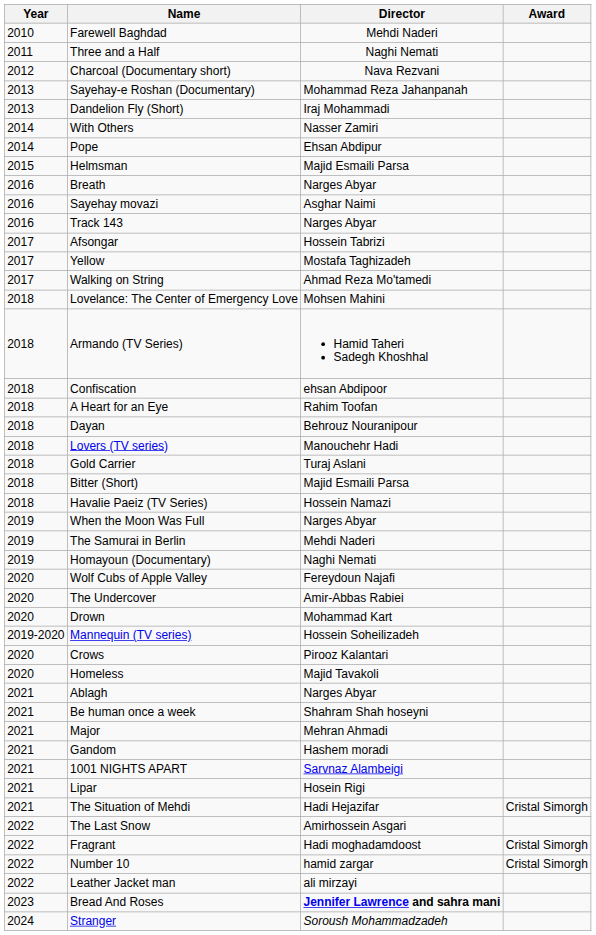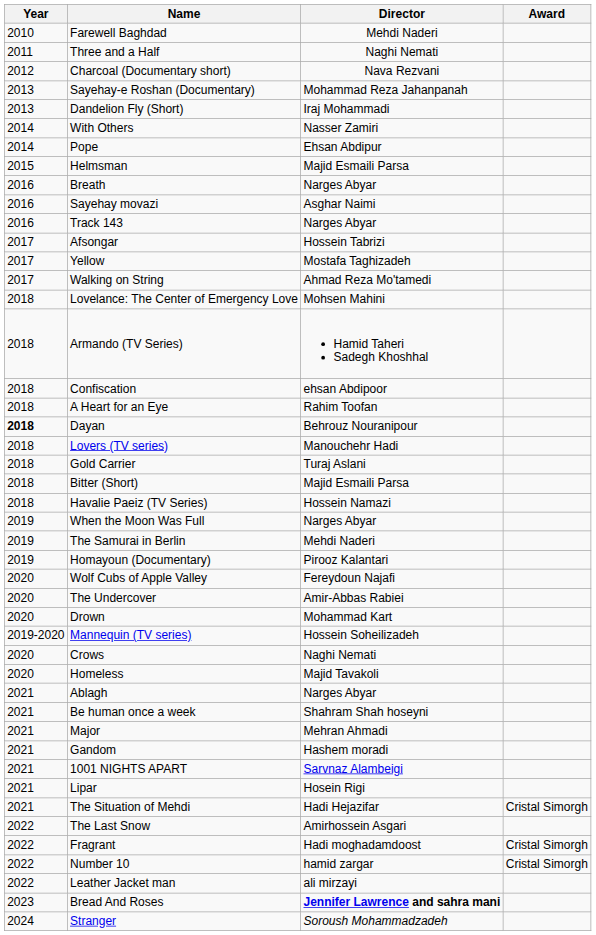(20, 426) normal -> (20, 426) bold
(340, 559) Naghi Nemati -> (346, 559) Pirooz Kalantari
(346, 654) Pirooz Kalantari -> (340, 654) Naghi Nemati
